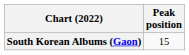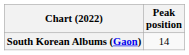(164, 41) 15 -> (164, 41) 14
